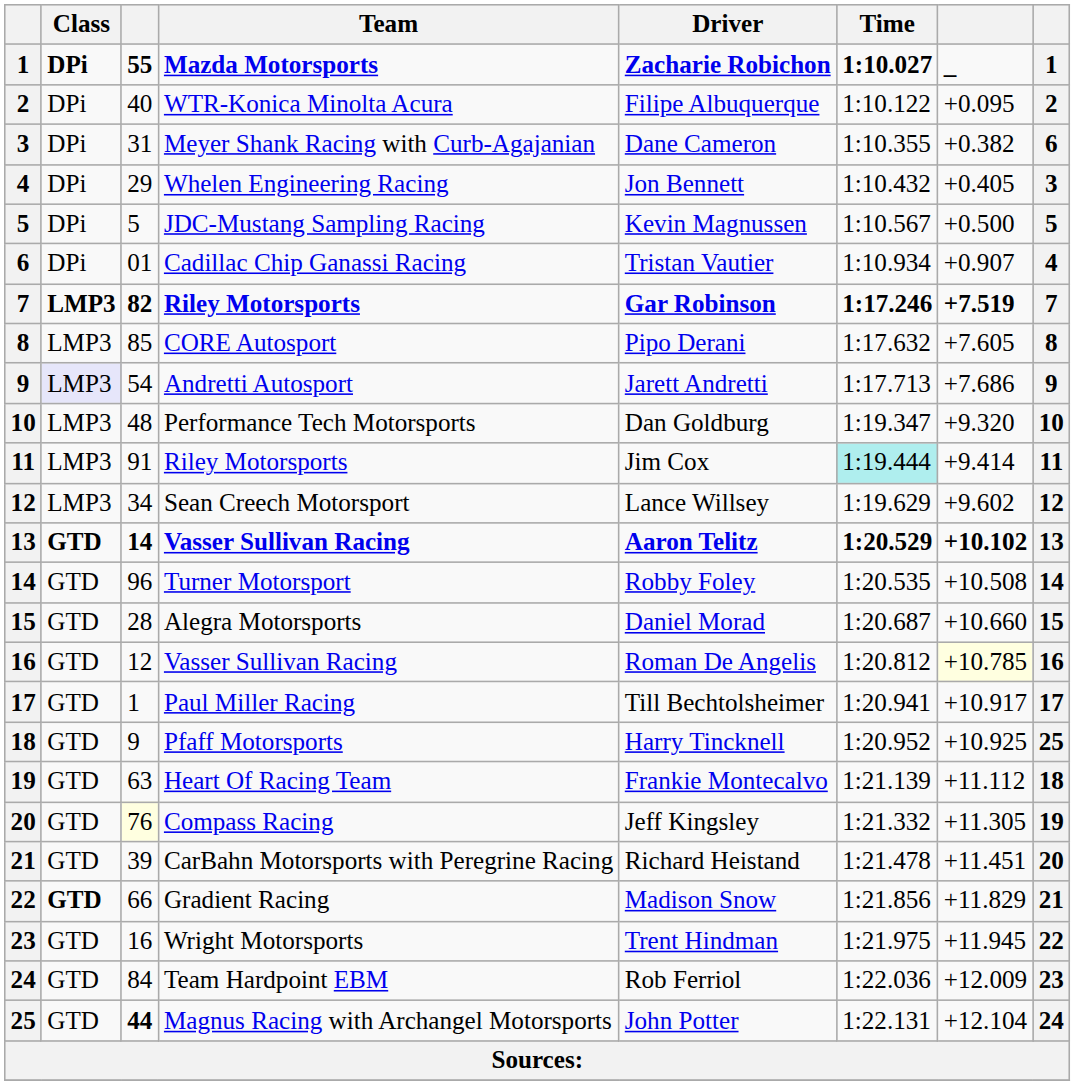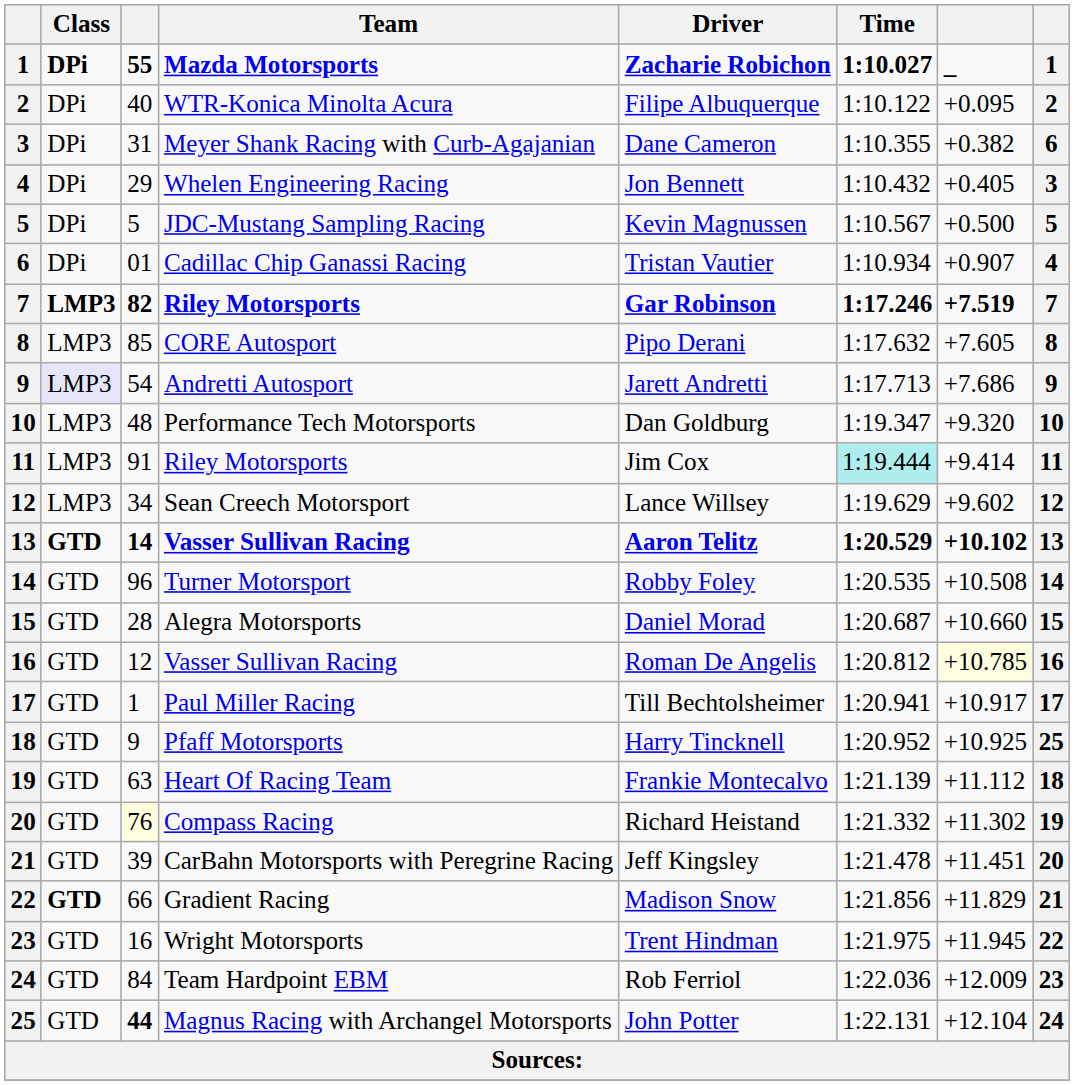(692, 821) Jeff Kingsley -> (712, 821) Richard Heistand
(985, 821) +11.305 -> (985, 821) +11.302
(712, 861) Richard Heistand -> (692, 861) Jeff Kingsley
